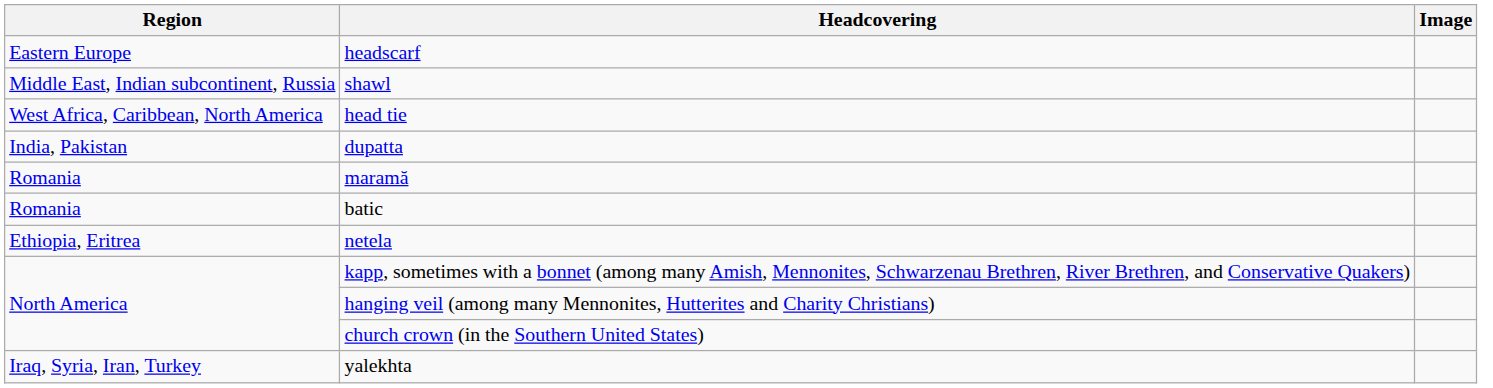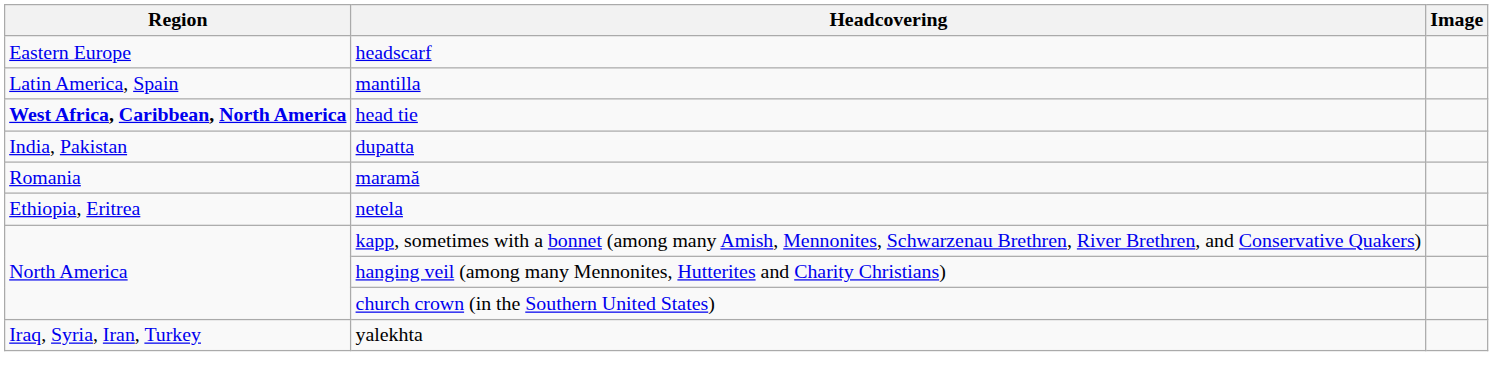+ row: (388, 83)
- row: (368, 83)
(166, 114) normal -> (178, 114) bold
- row: (364, 209)
